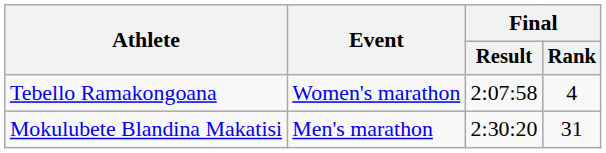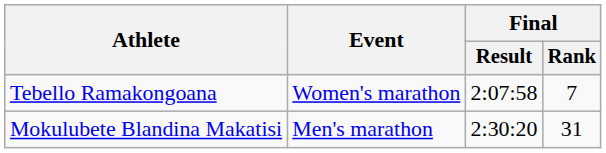(572, 93) 4 -> (572, 93) 7
